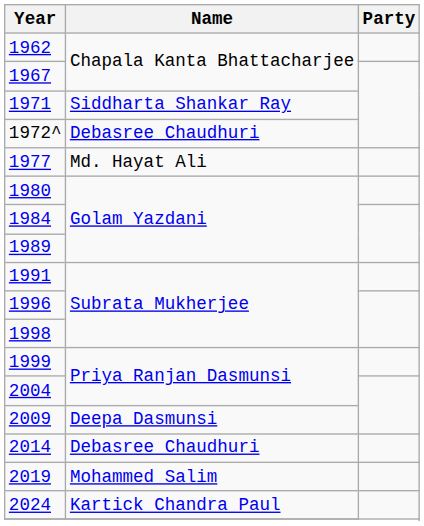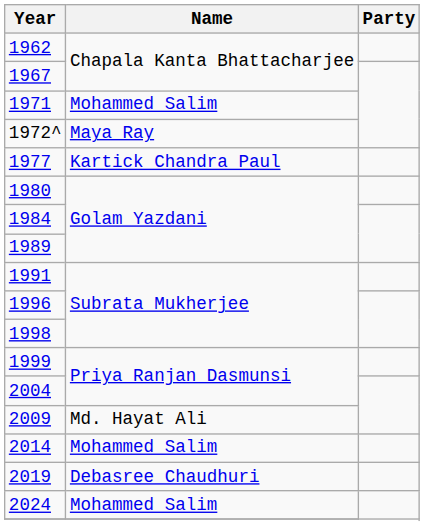(180, 105) Siddharta Shankar Ray -> (144, 105) Mohammed Salim
(165, 133) Debasree Chaudhuri -> (112, 133) Maya Ray
(138, 162) Md. Hayat Ali -> (175, 162) Kartick Chandra Paul
(144, 419) Deepa Dasmunsi -> (138, 419) Md. Hayat Ali
(165, 448) Debasree Chaudhuri -> (144, 448) Mohammed Salim
(144, 477) Mohammed Salim -> (165, 477) Debasree Chaudhuri
(175, 505) Kartick Chandra Paul -> (144, 505) Mohammed Salim
